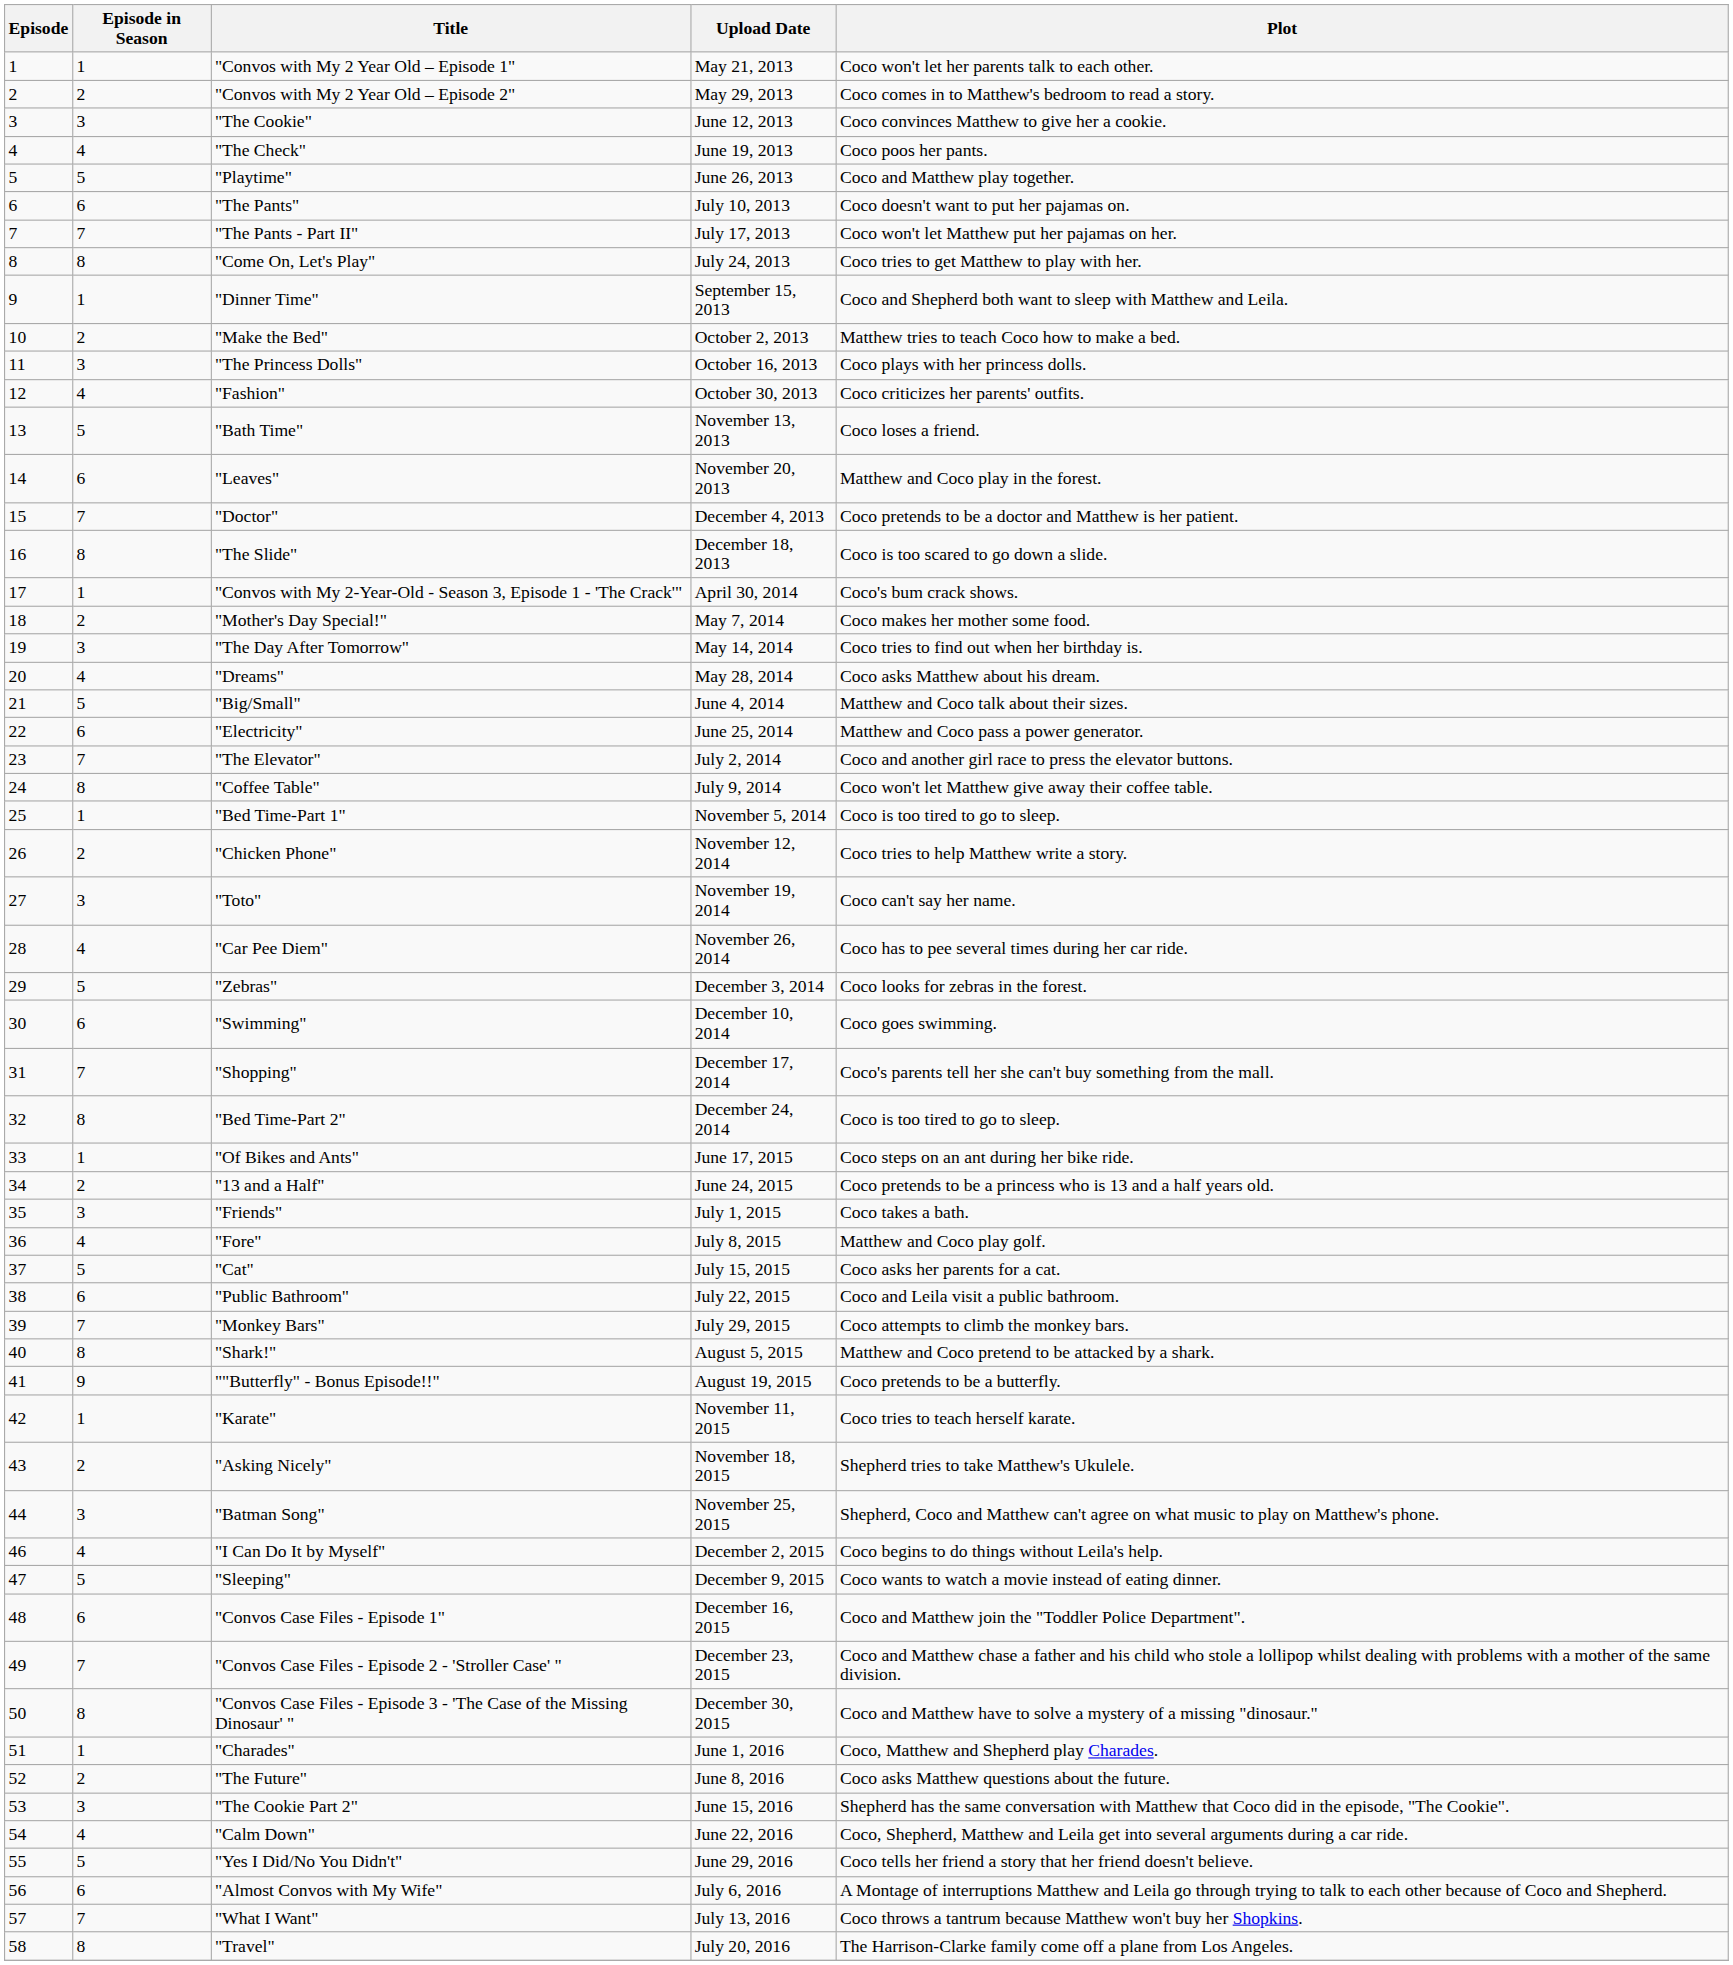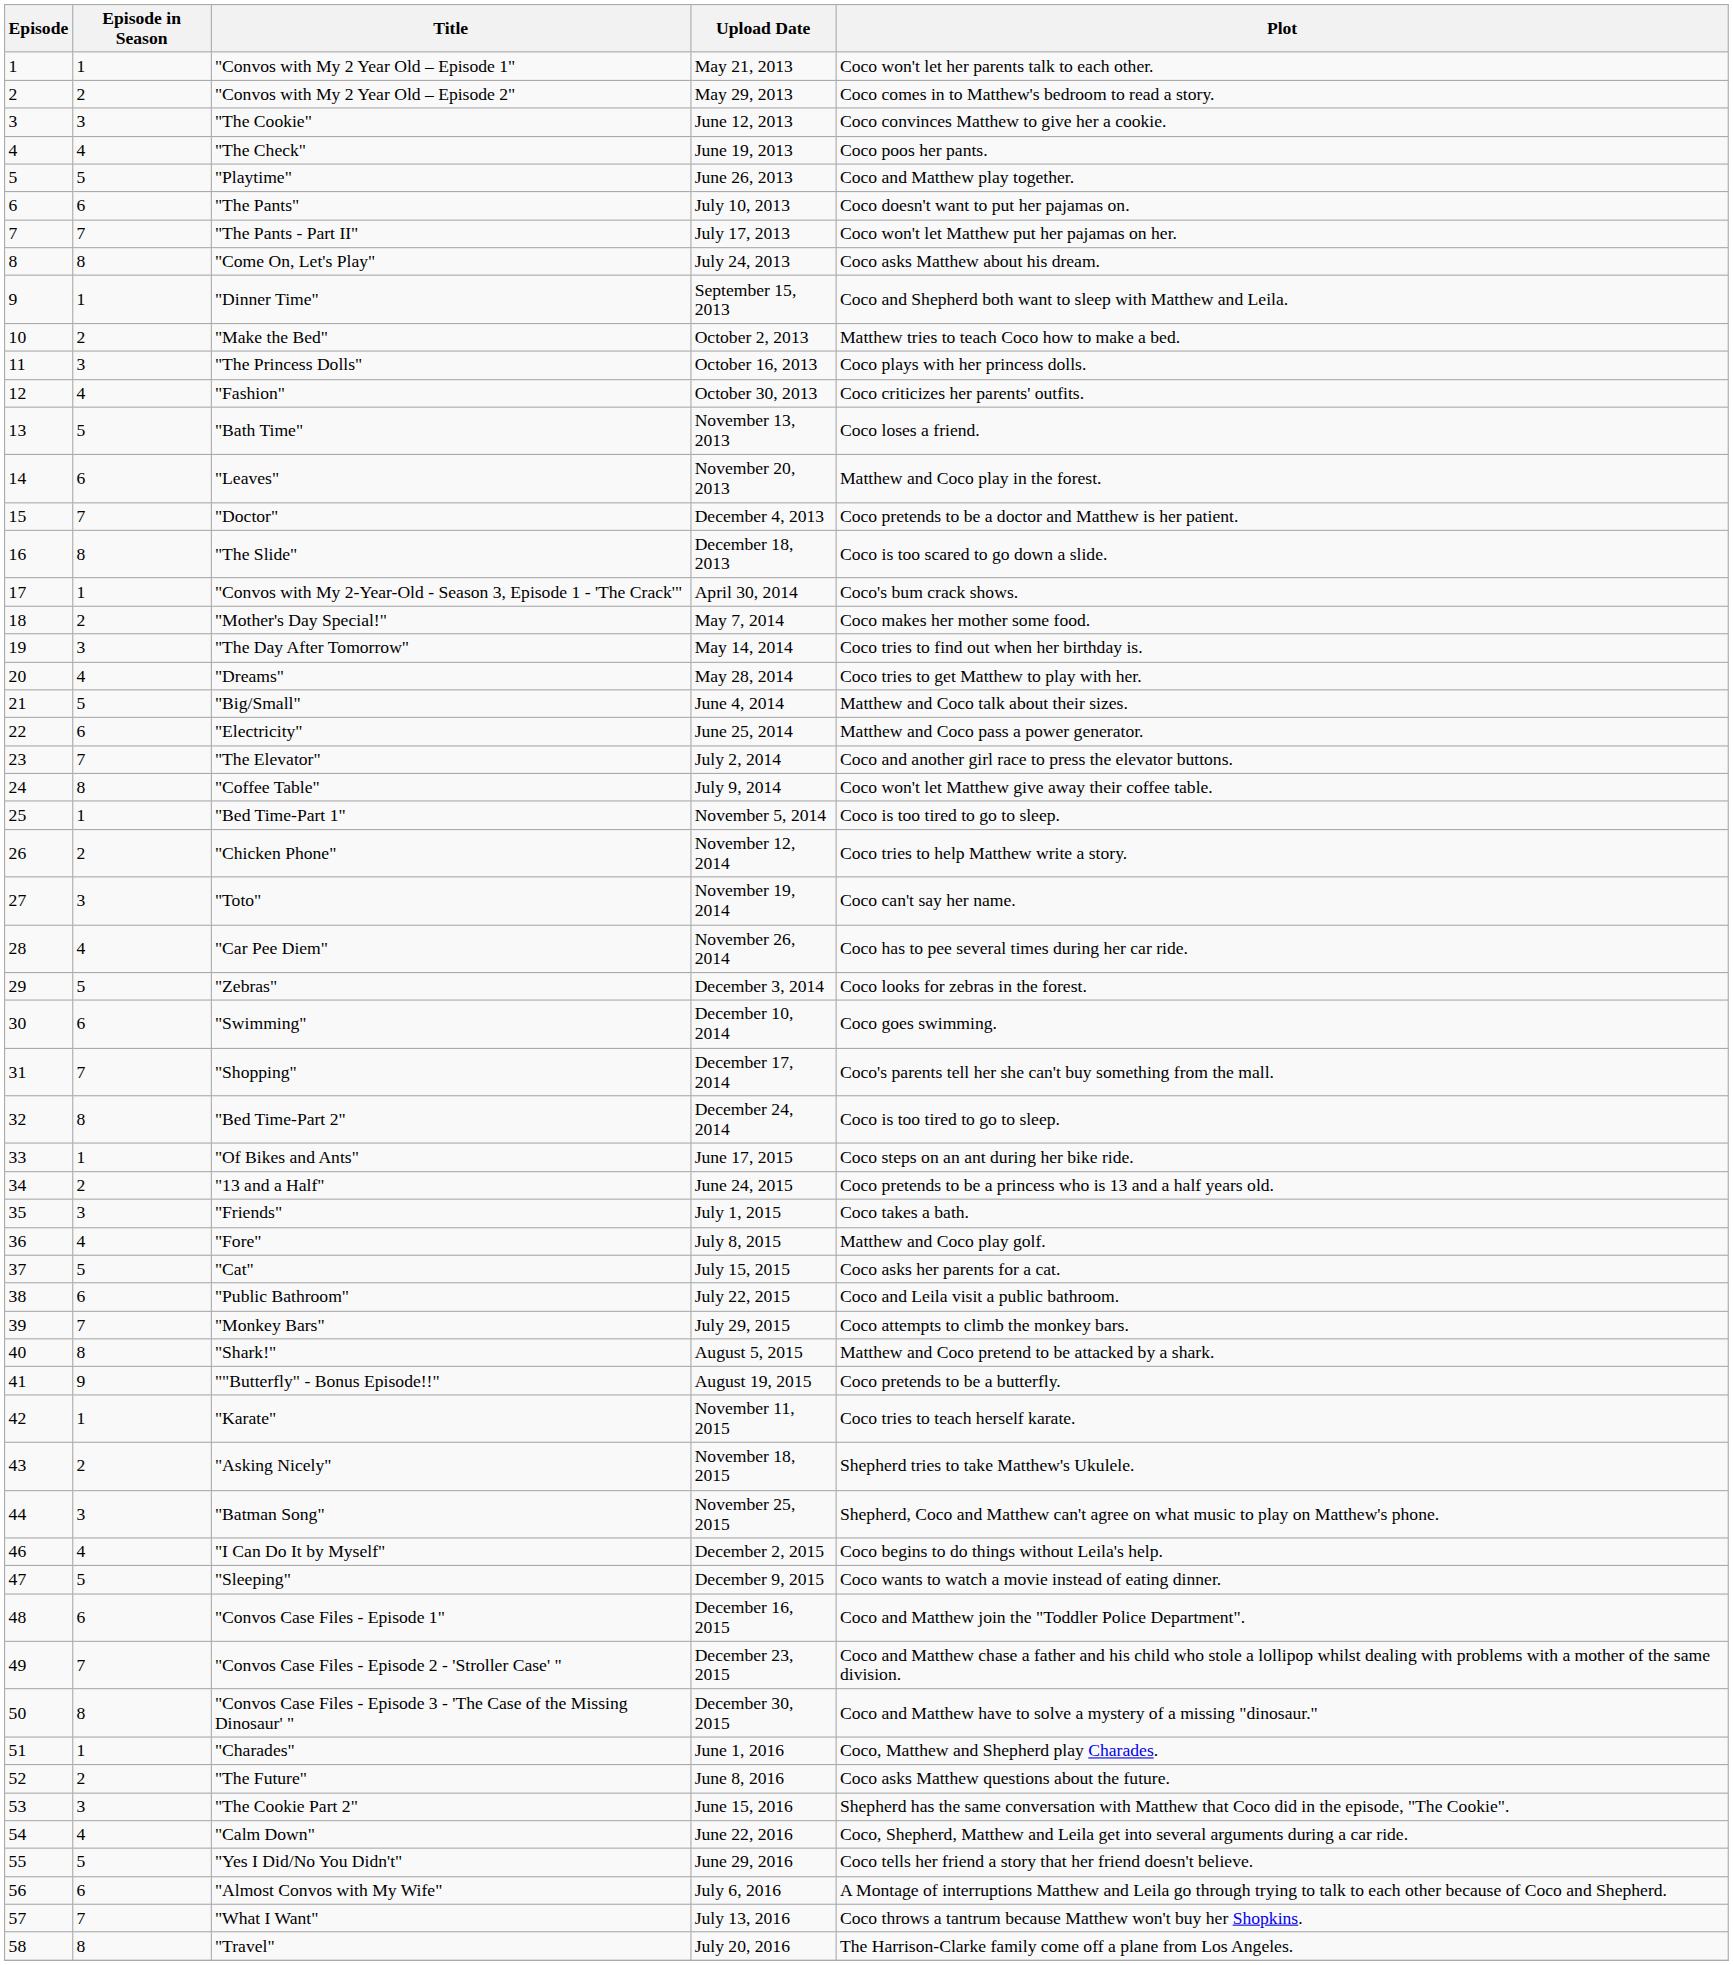(991, 261) Coco tries to get Matthew to play with her. -> (970, 261) Coco asks Matthew about his dream.
(970, 675) Coco asks Matthew about his dream. -> (991, 675) Coco tries to get Matthew to play with her.
